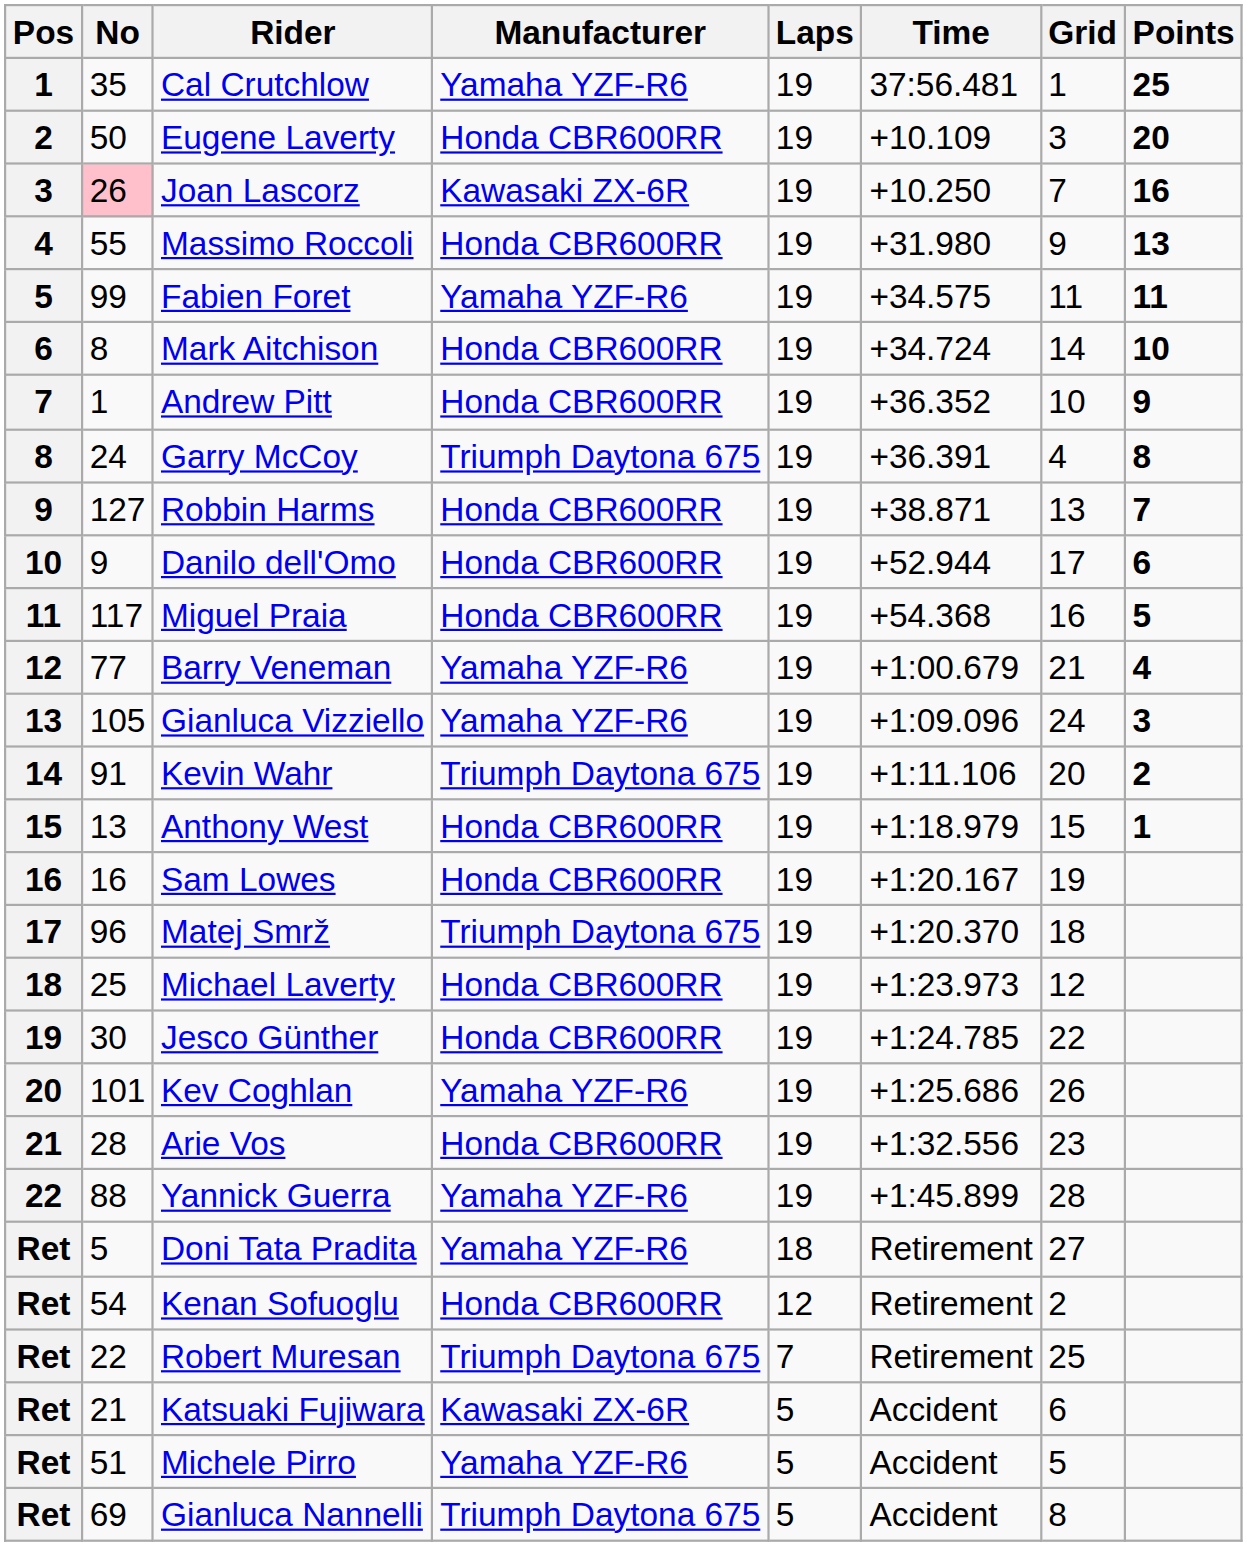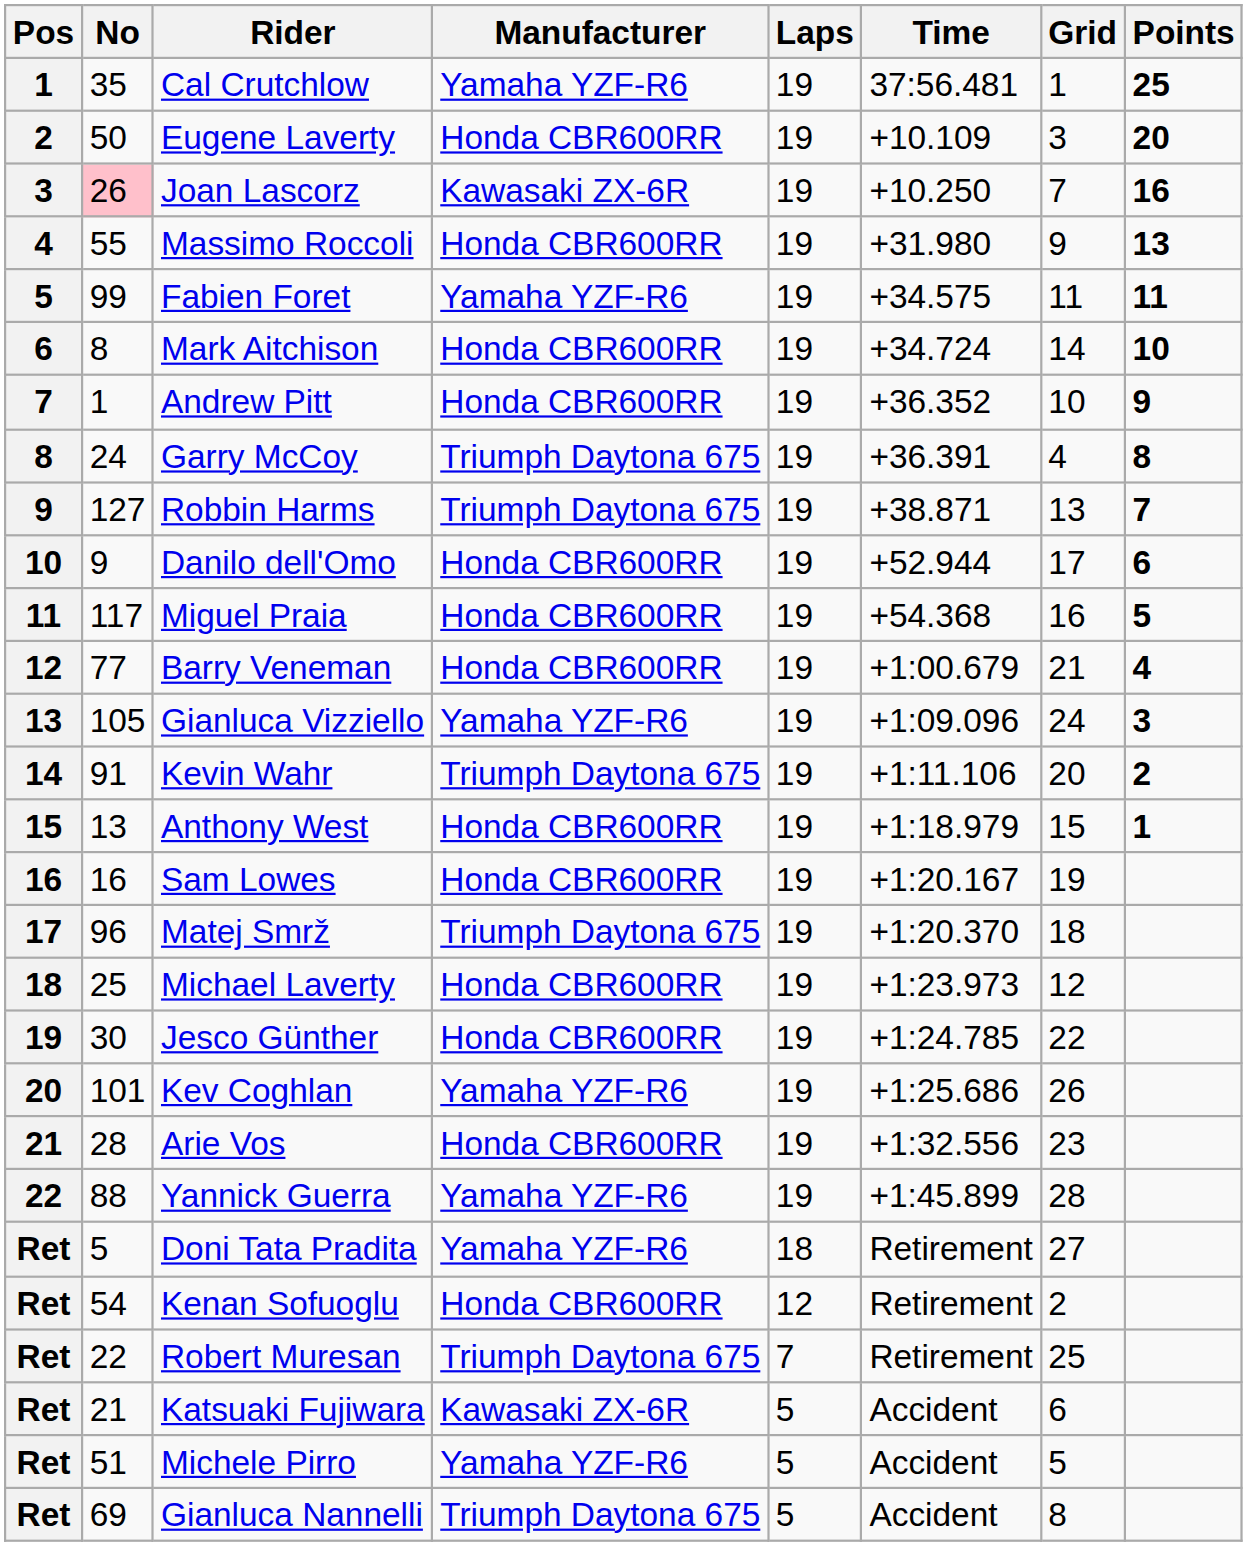(581, 508) Honda CBR600RR -> (600, 508) Triumph Daytona 675
(564, 667) Yamaha YZF-R6 -> (581, 667) Honda CBR600RR
